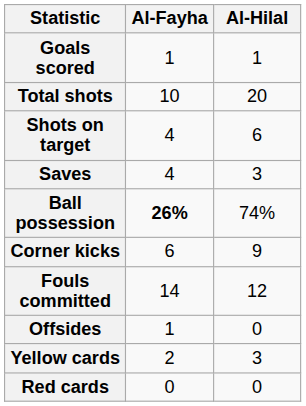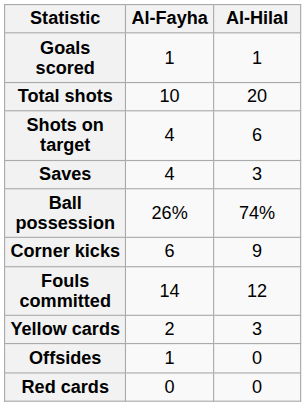(170, 213) bold -> (170, 213) normal
rows swapped: (65, 329) <-> (65, 358)
